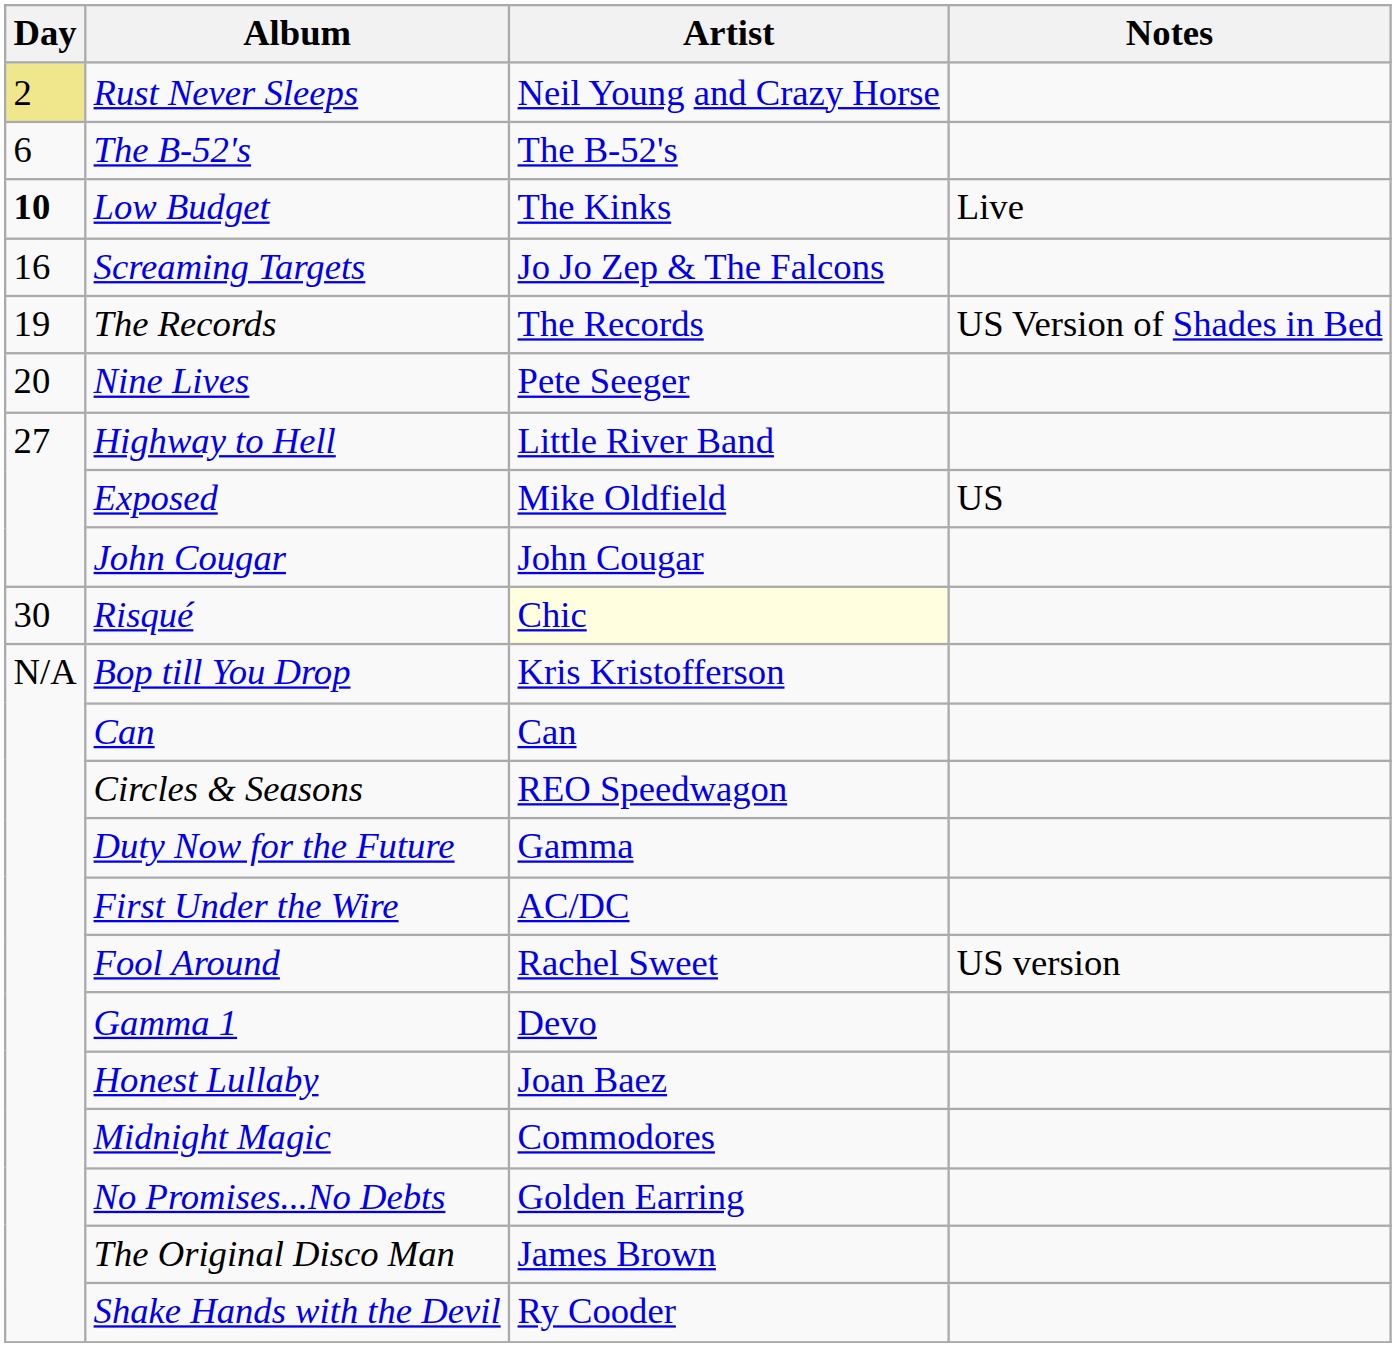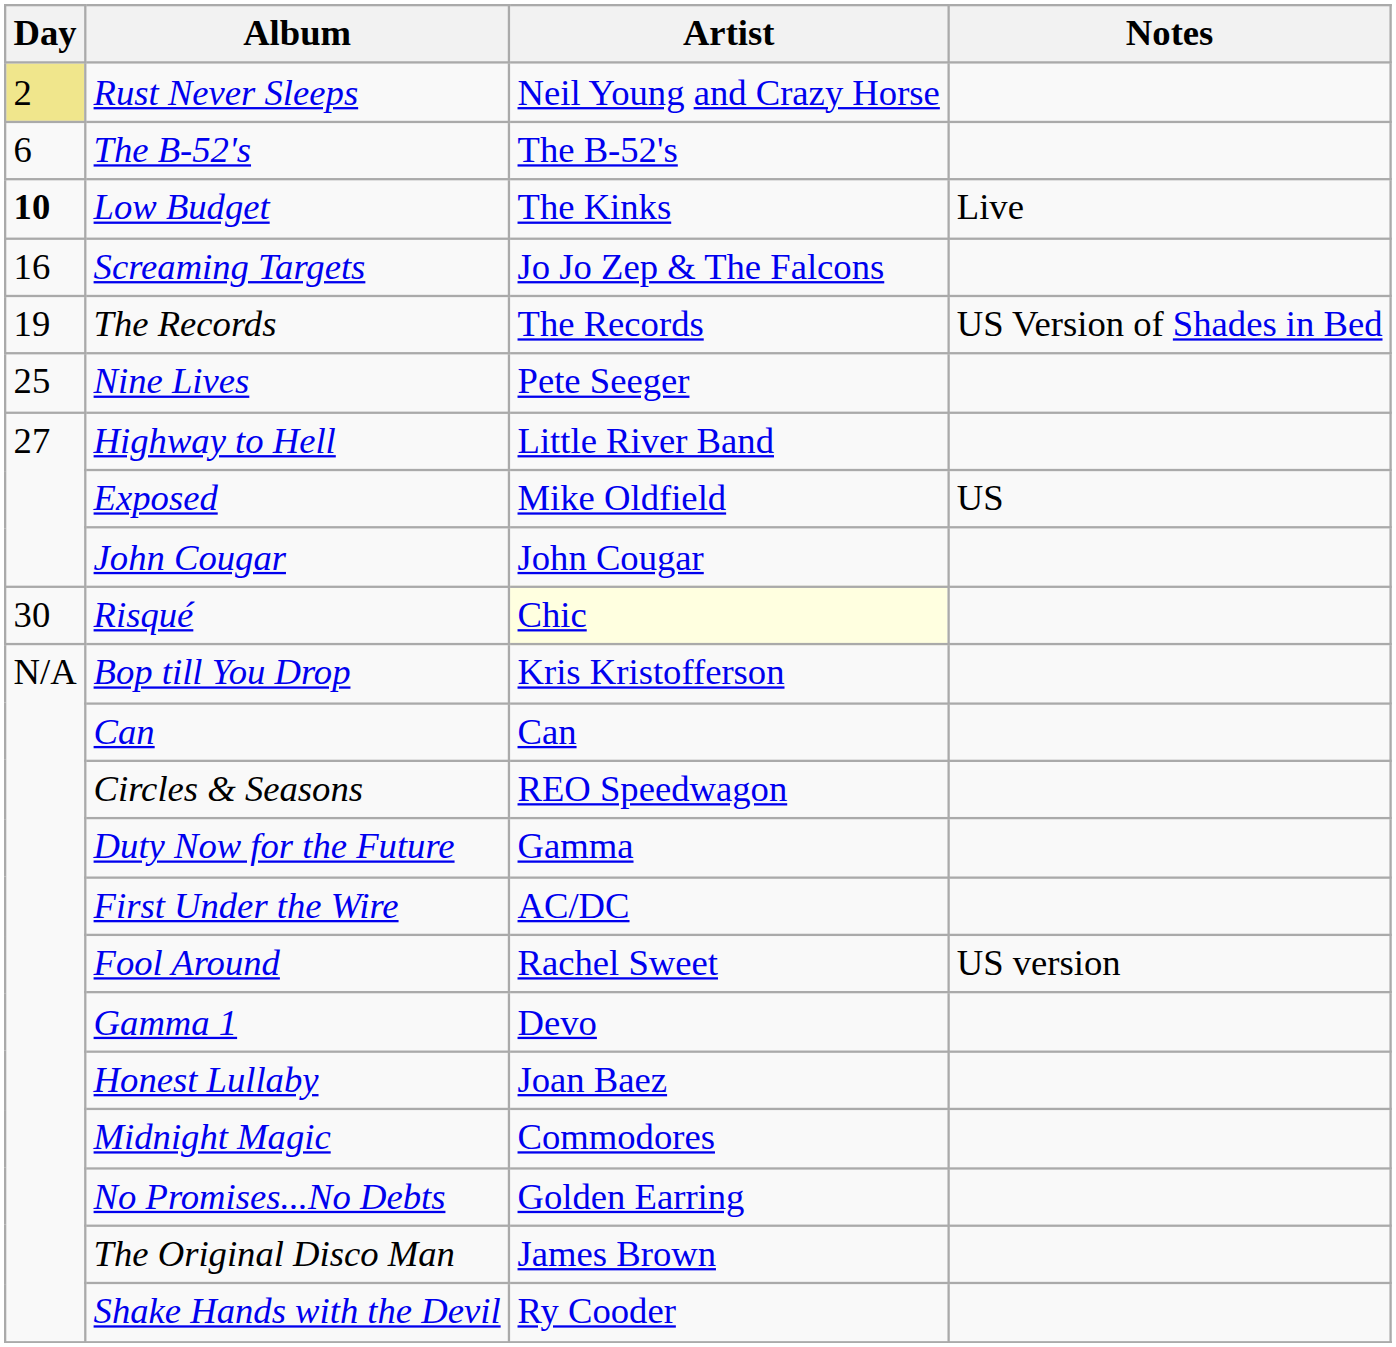(32, 382) 20 -> (32, 382) 25
